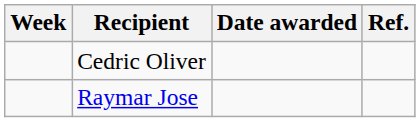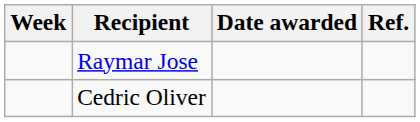rows swapped: (142, 60) <-> (138, 97)
